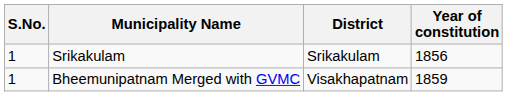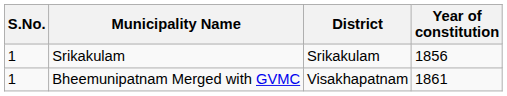(431, 79) 1859 -> (431, 79) 1861
